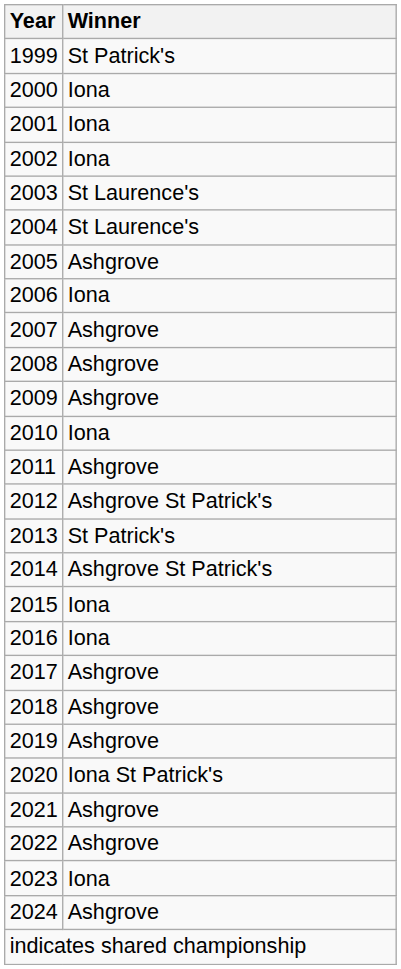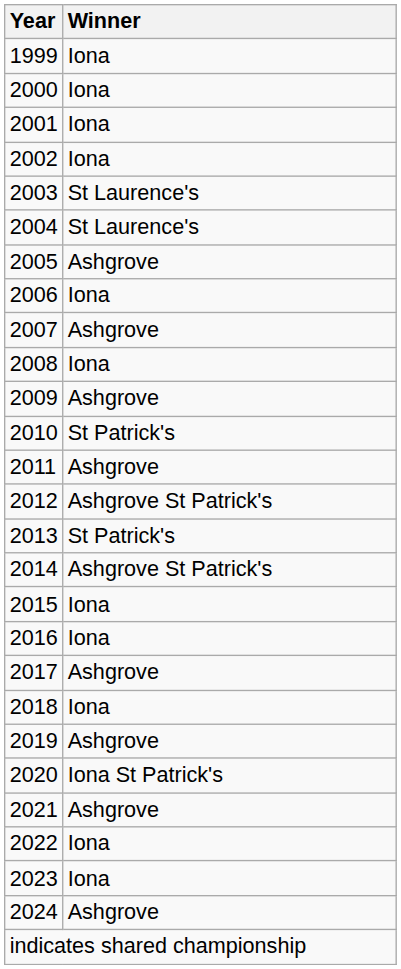(121, 55) St Patrick's -> (89, 55) Iona
(113, 364) Ashgrove -> (89, 364) Iona
(89, 432) Iona -> (121, 432) St Patrick's
(113, 706) Ashgrove -> (89, 706) Iona
(113, 843) Ashgrove -> (89, 843) Iona
